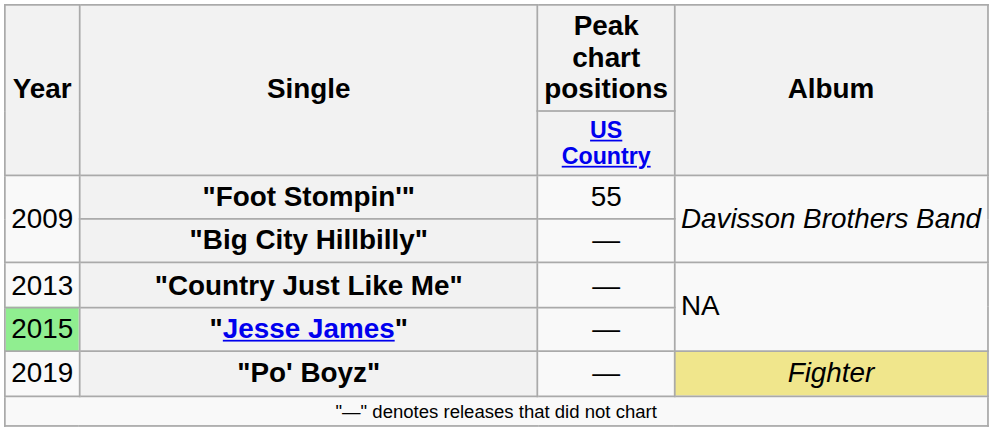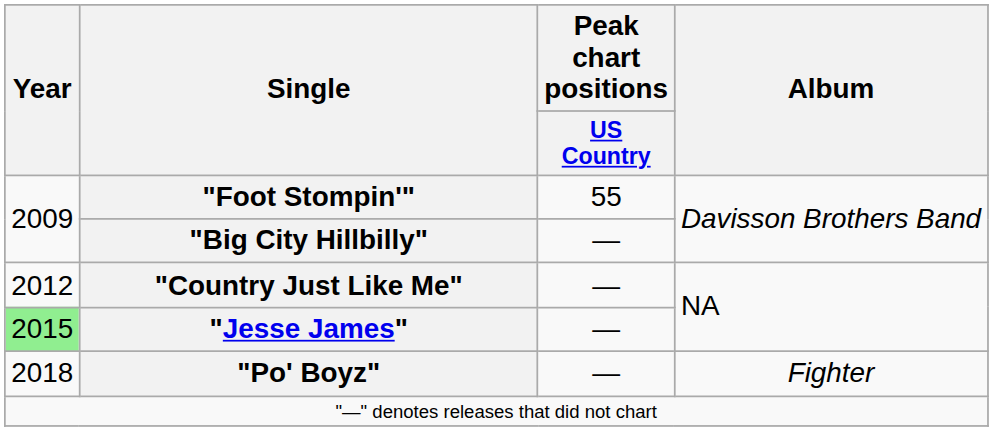(42, 284) 2013 -> (42, 284) 2012
(42, 373) 2019 -> (42, 373) 2018
(831, 373) khaki background -> (831, 373) no background
